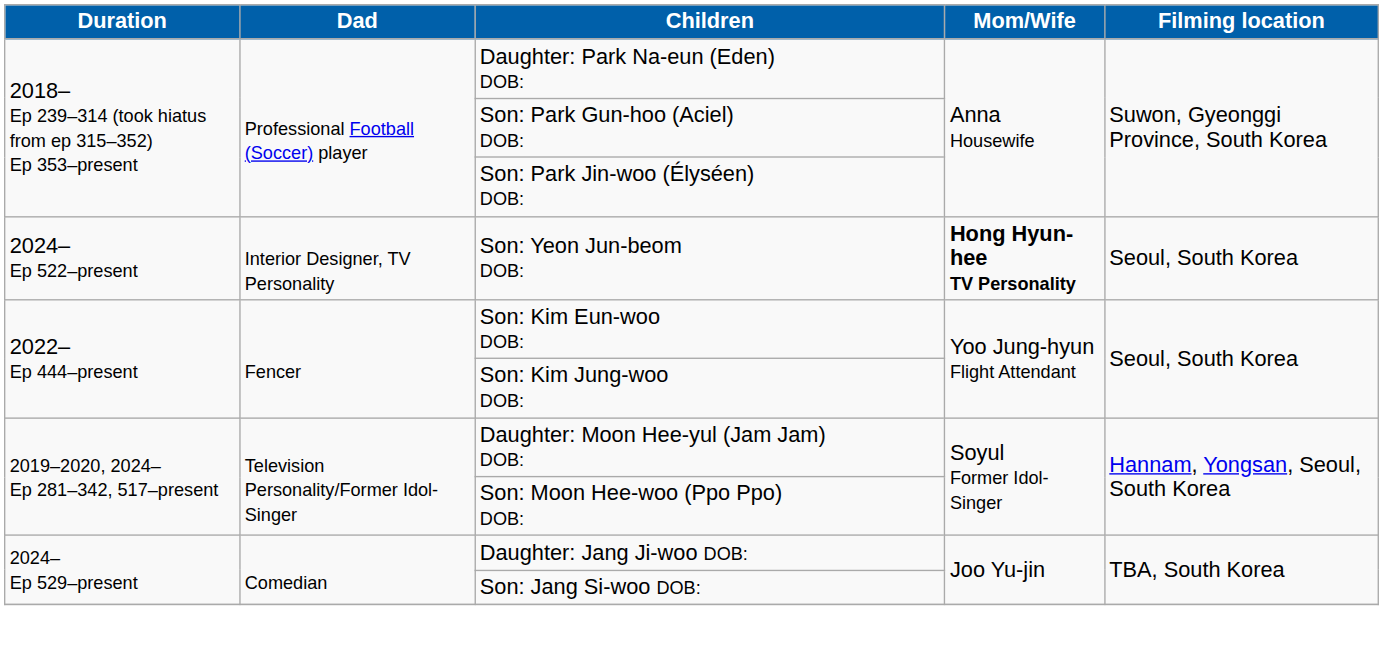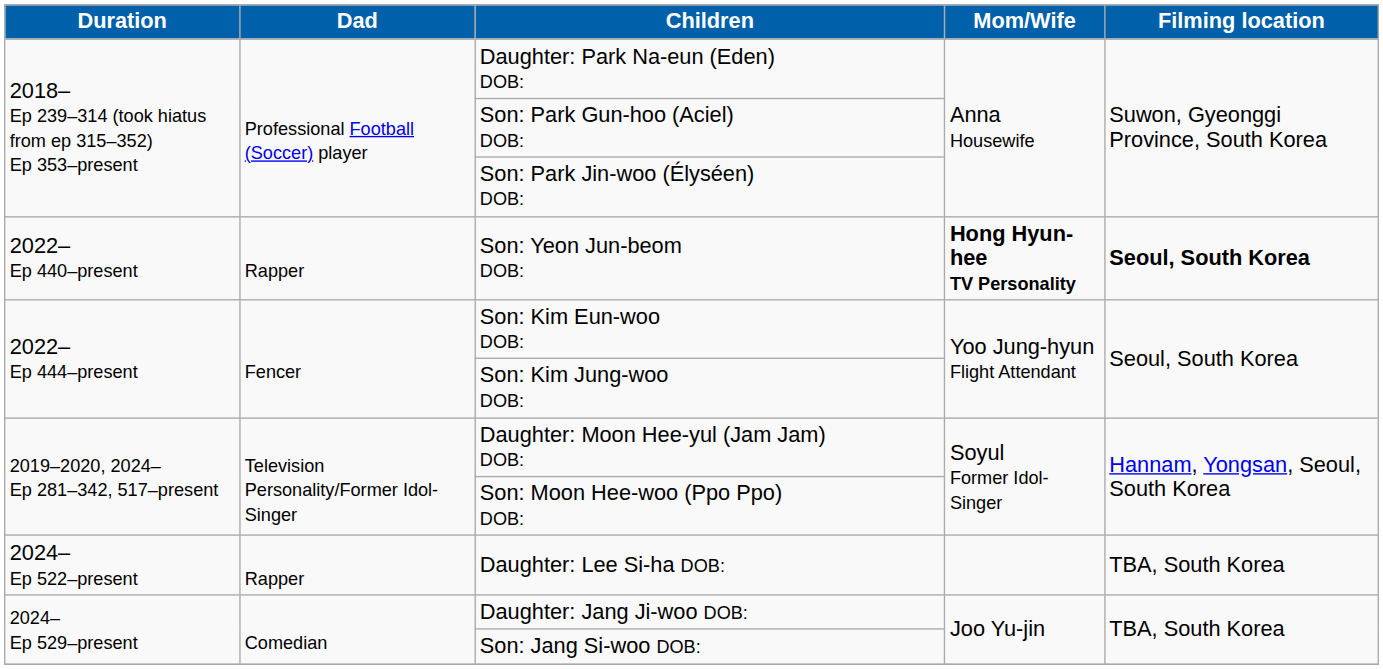(74, 257) 2024– Ep 522–present -> (74, 257) 2022– Ep 440–present
(328, 271) Interior Designer, TV Personality -> (274, 271) Rapper
(1204, 257) normal -> (1210, 257) bold
+ row: (602, 564)
